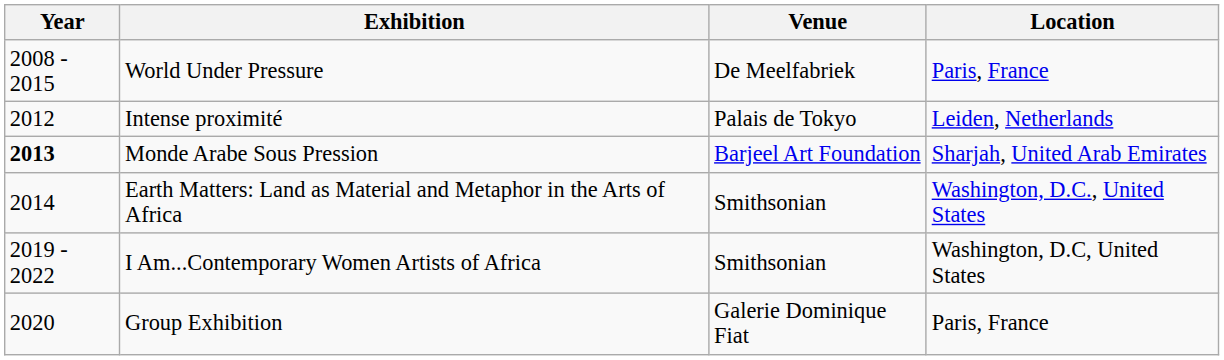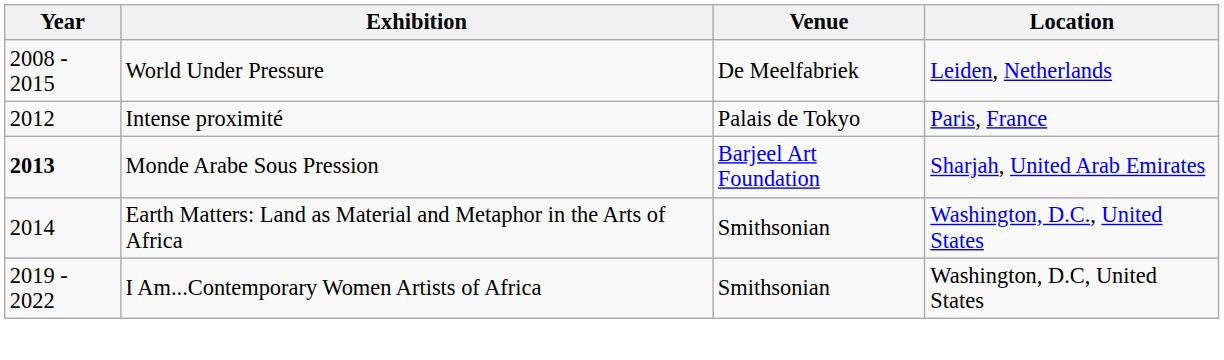(990, 70) Paris, France -> (1021, 70) Leiden, Netherlands
(1023, 118) Leiden, Netherlands -> (989, 118) Paris, France
- row: (204, 323)
